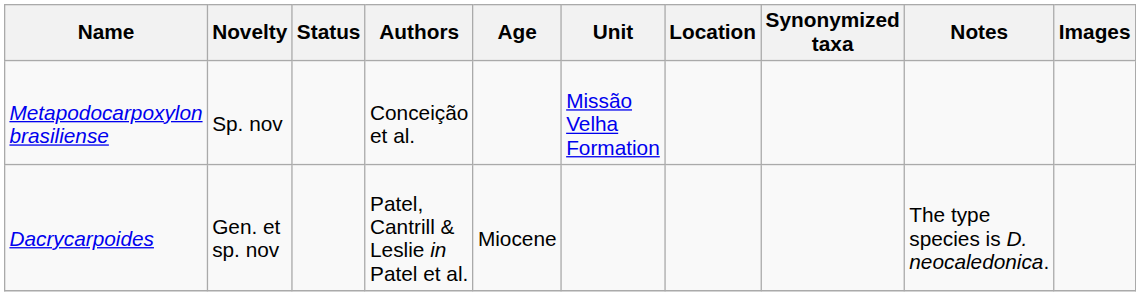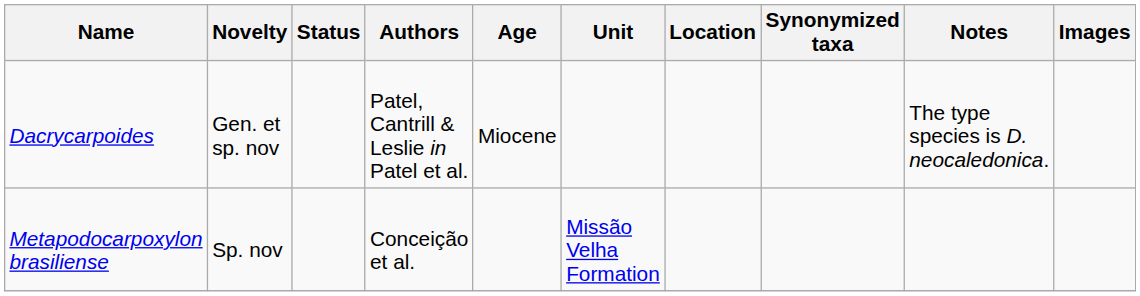rows swapped: (82, 239) <-> (106, 124)
